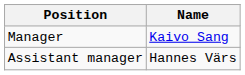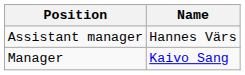rows swapped: (36, 37) <-> (75, 59)
